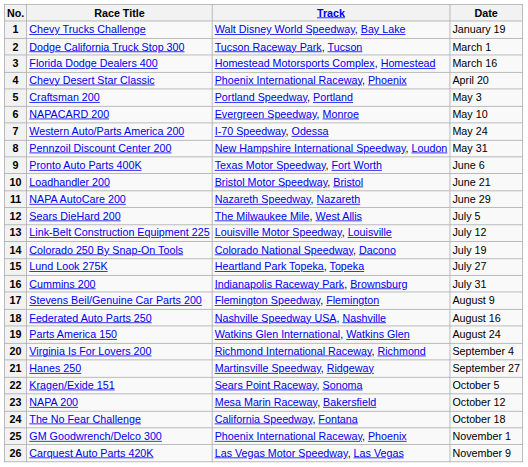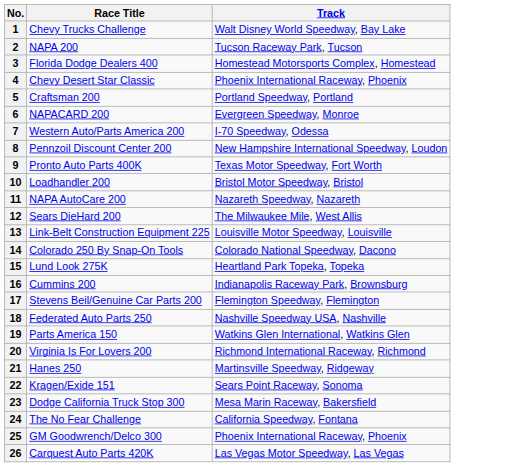- column: (486, 12)
(107, 46) Dodge California Truck Stop 300 -> (54, 46) NAPA 200
(54, 402) NAPA 200 -> (107, 402) Dodge California Truck Stop 300
